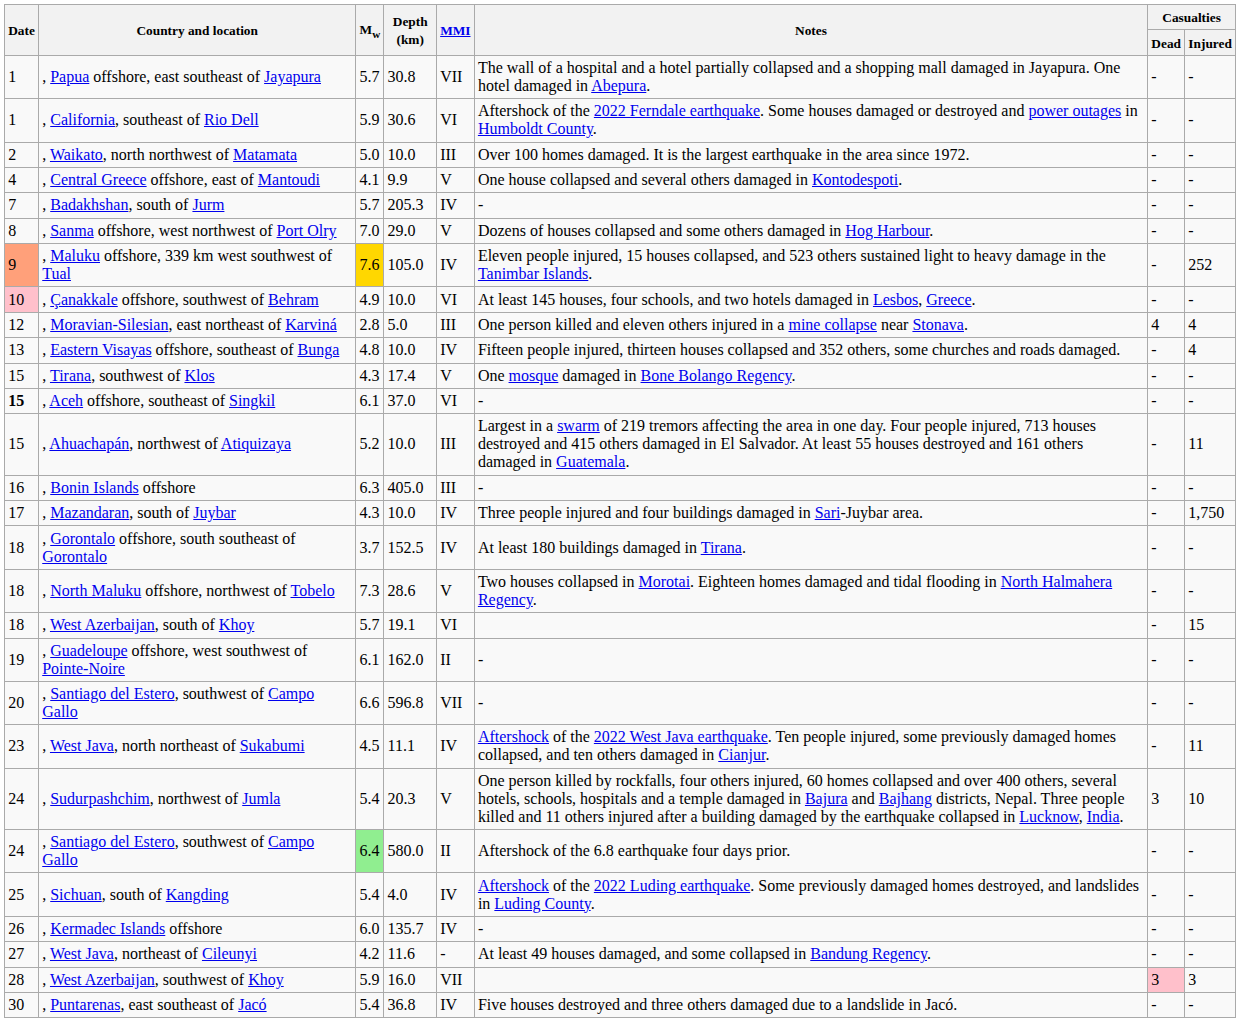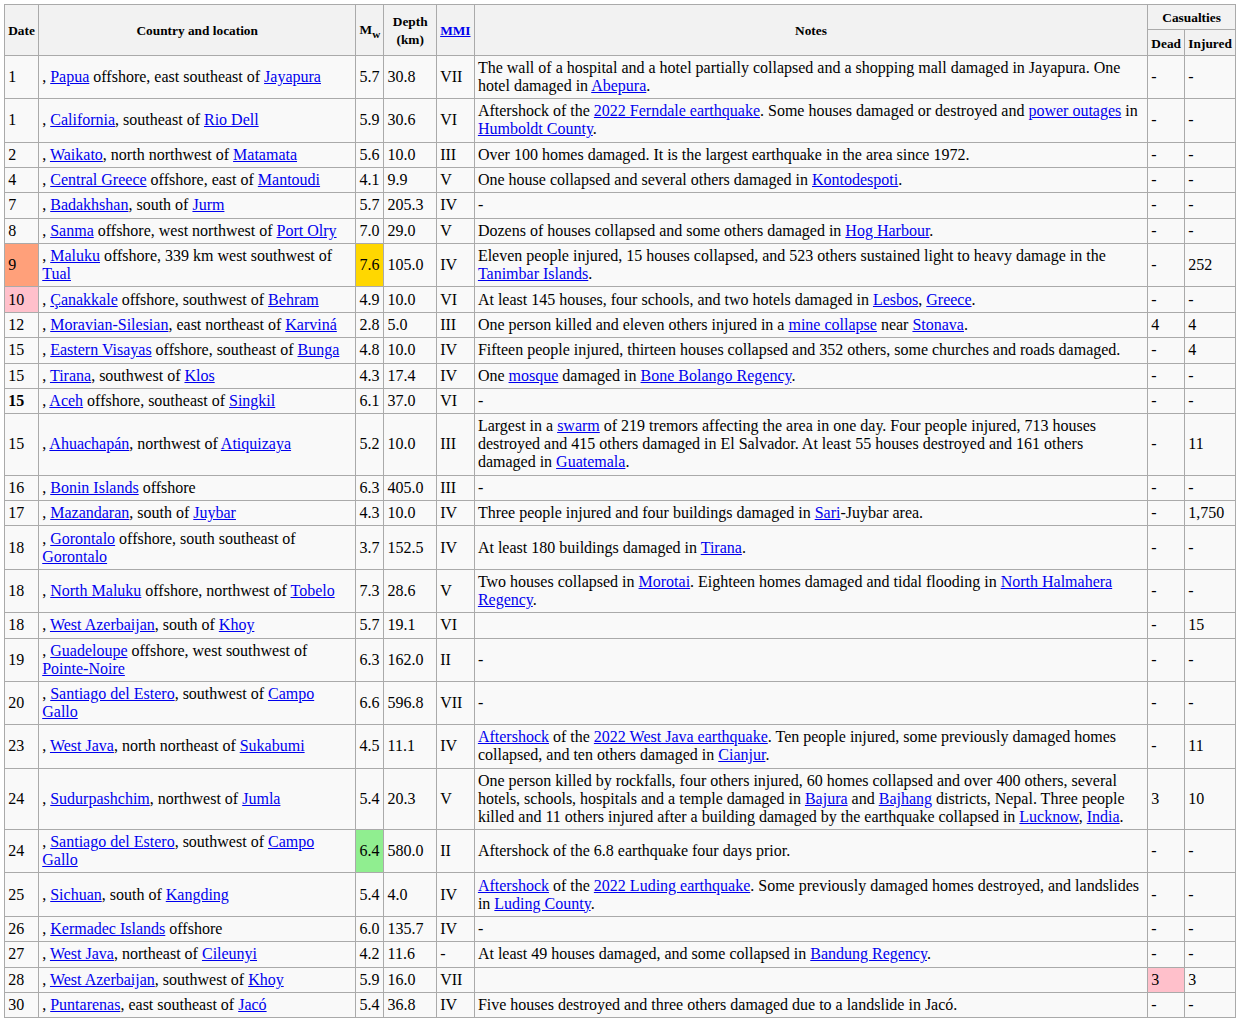(370, 154) 5.0 -> (370, 154) 5.6
(16, 350) 13 -> (16, 350) 15
(446, 375) V -> (449, 375) IV
(370, 659) 6.1 -> (370, 659) 6.3
